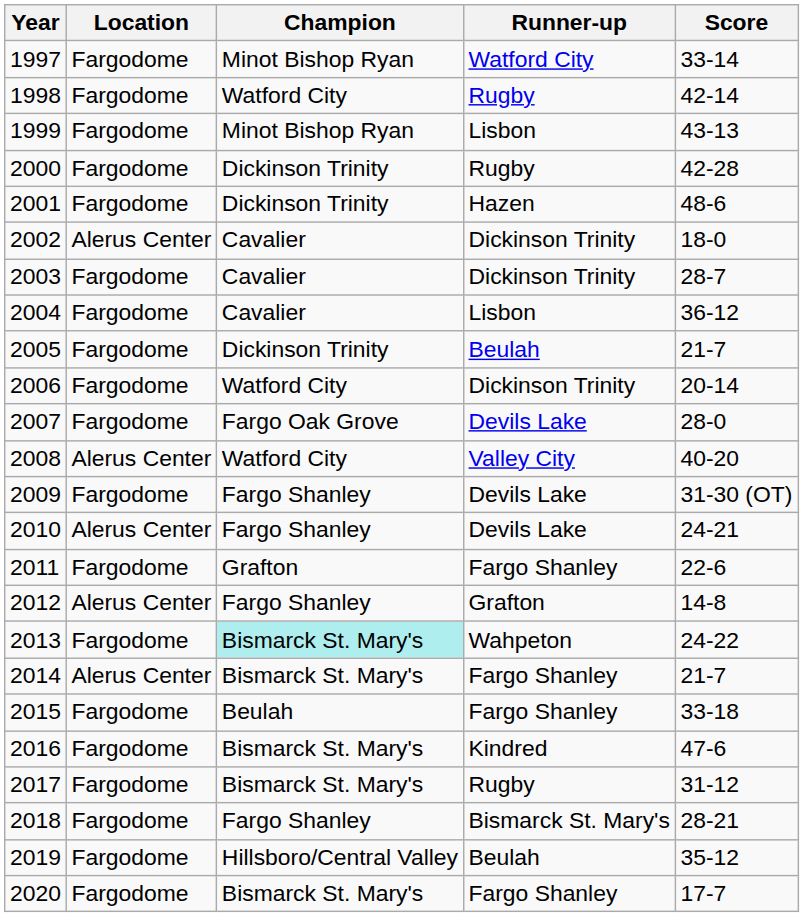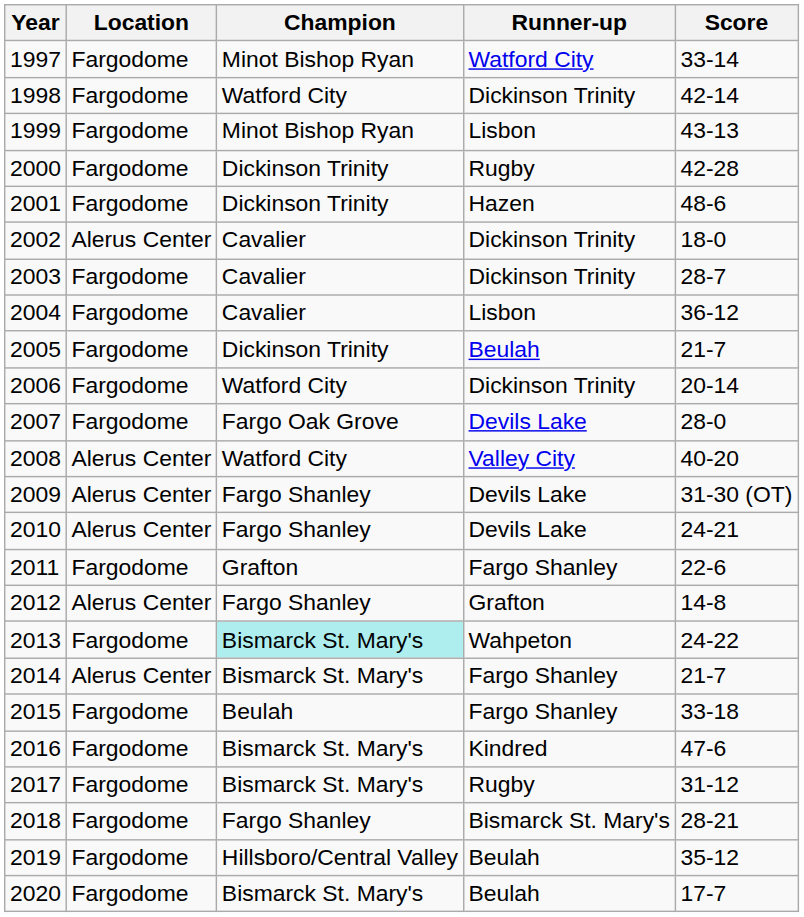(502, 95) Rugby -> (552, 95) Dickinson Trinity
(130, 494) Fargodome -> (141, 494) Alerus Center
(543, 893) Fargo Shanley -> (504, 893) Beulah
